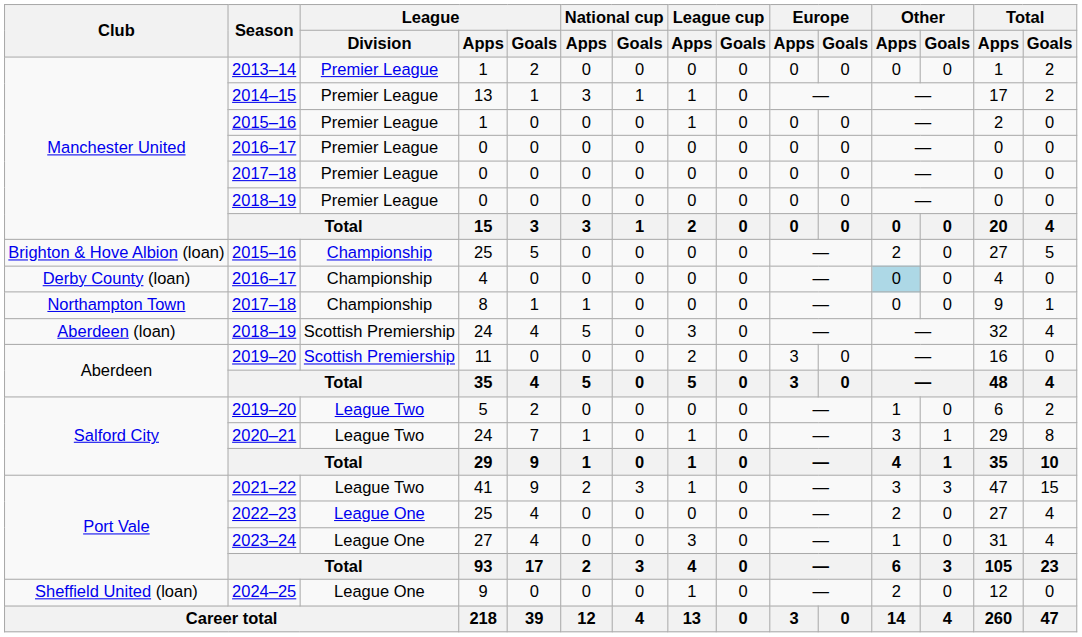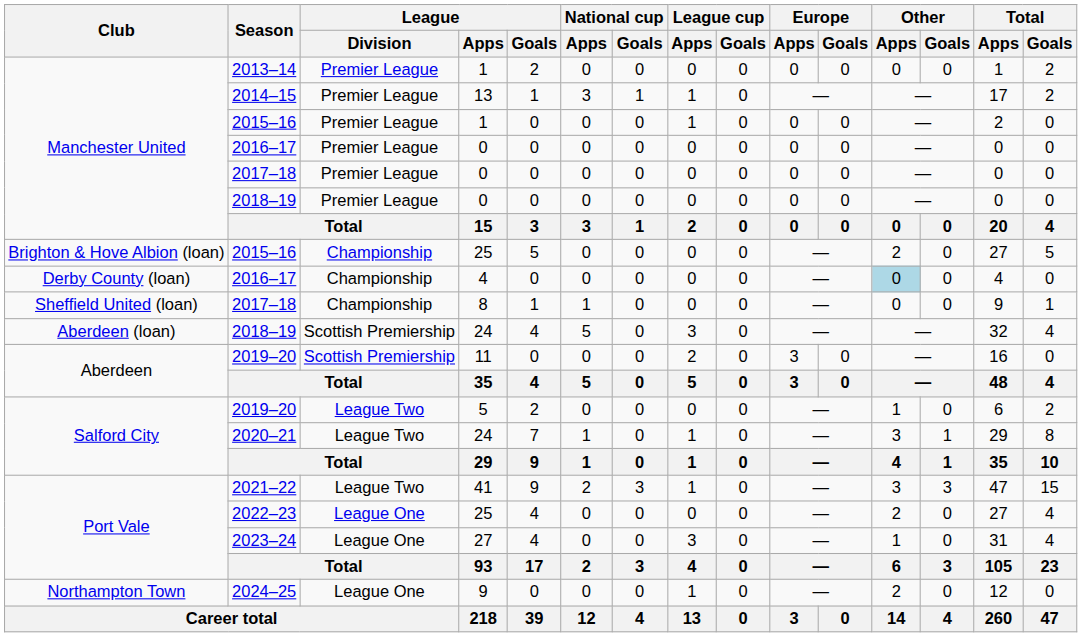(116, 305) Northampton Town -> (116, 305) Sheffield United (loan)
(116, 592) Sheffield United (loan) -> (116, 592) Northampton Town
